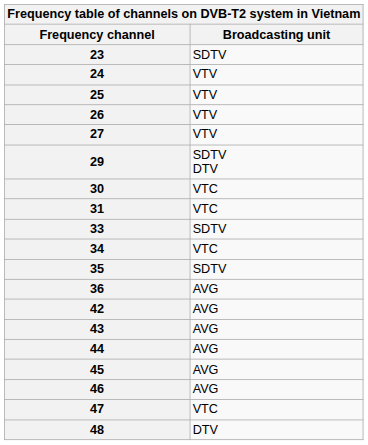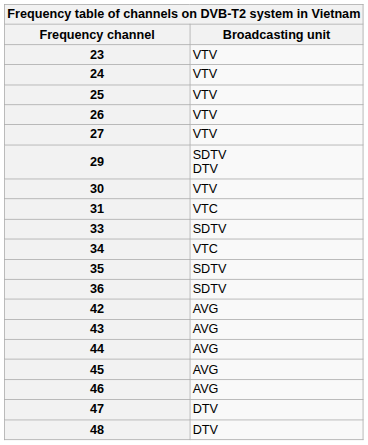(210, 54) SDTV -> (205, 54) VTV
(205, 189) VTC -> (205, 189) VTV
(206, 289) AVG -> (210, 289) SDTV
(205, 409) VTC -> (205, 409) DTV
